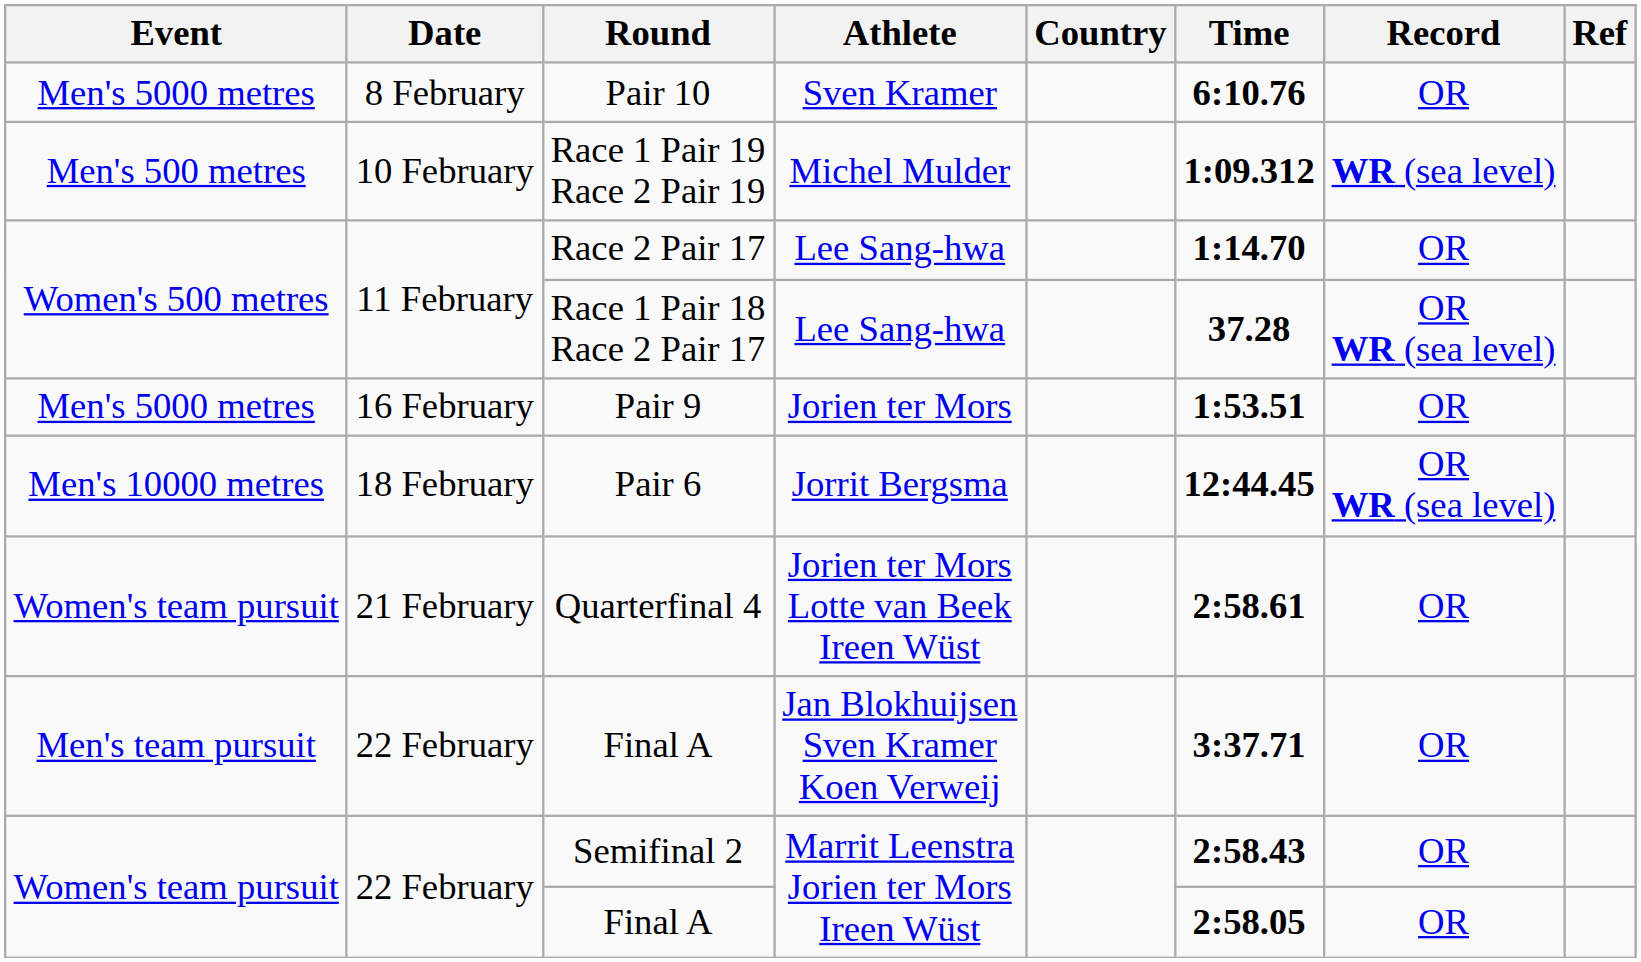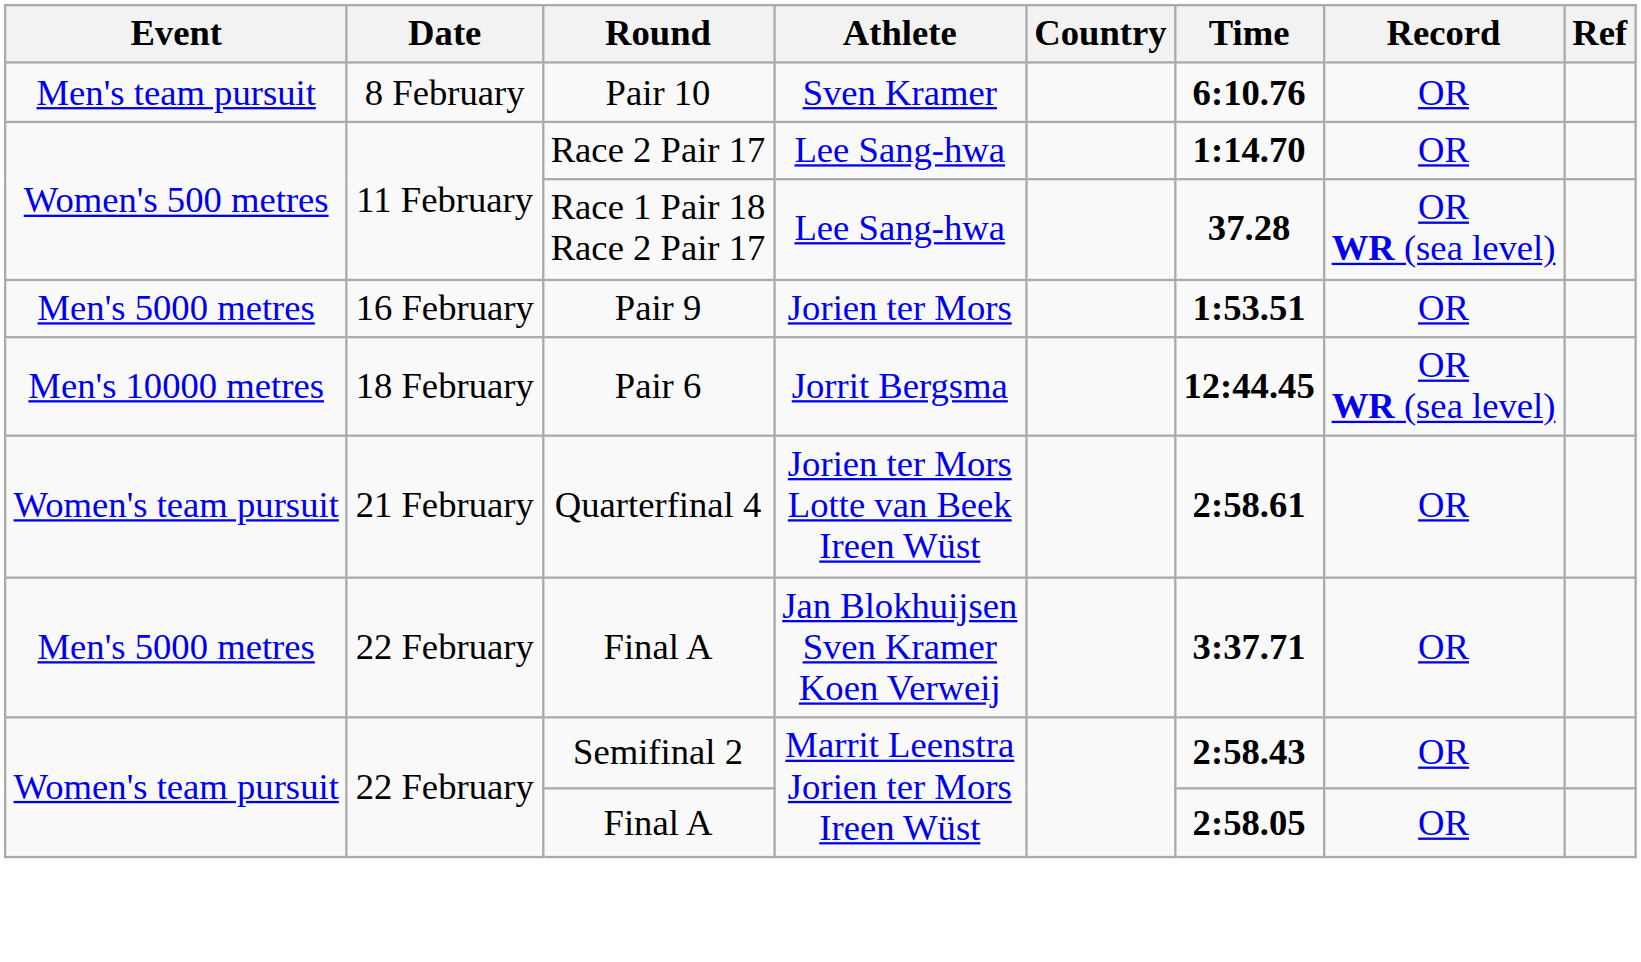(176, 91) Men's 5000 metres -> (176, 91) Men's team pursuit
- row: (658, 170)
(176, 745) Men's team pursuit -> (176, 646) Men's 5000 metres
